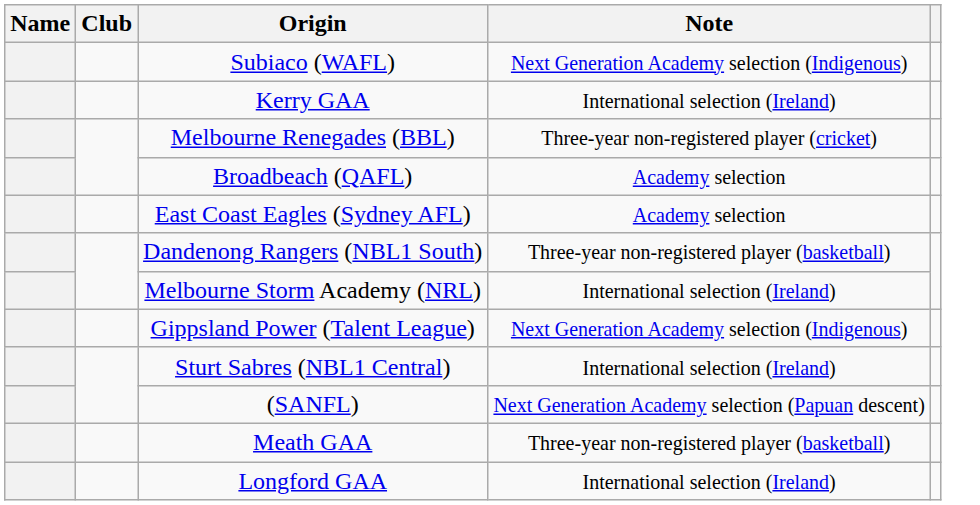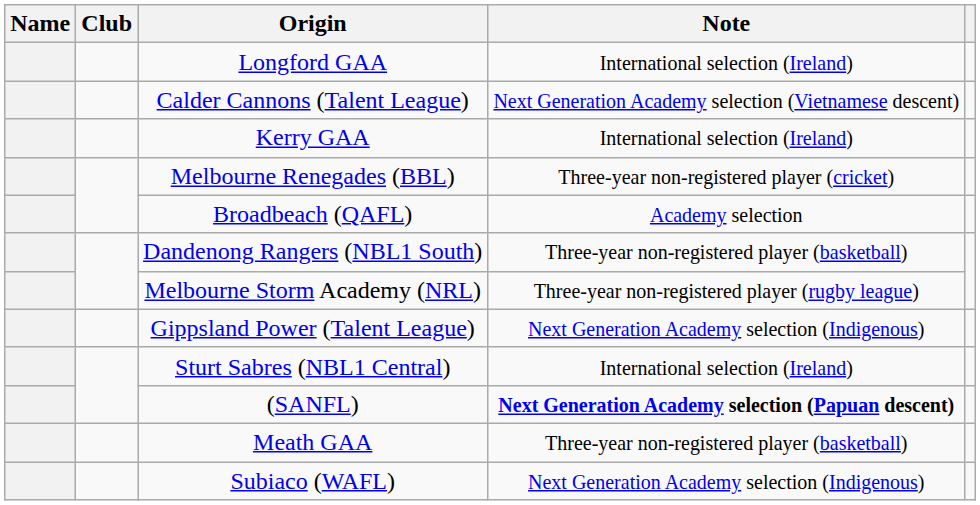rows swapped: (313, 480) <-> (313, 61)
+ row: (313, 99)
- row: (313, 213)
(709, 291) International selection (Ireland) -> (726, 291) Three-year non-registered player (rugby league)
(709, 405) normal -> (726, 404) bold
